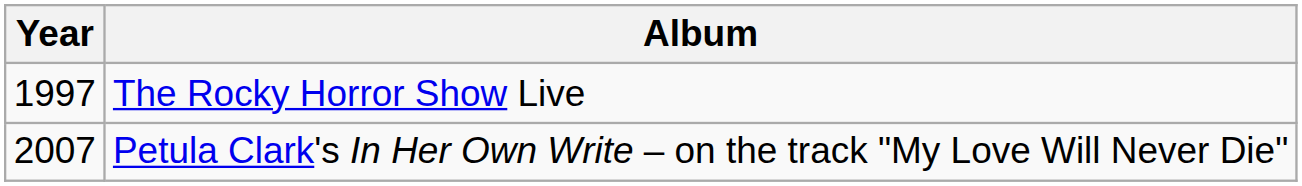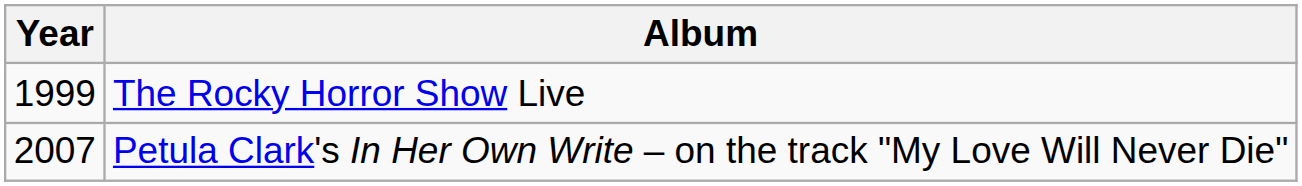(55, 92) 1997 -> (55, 92) 1999
